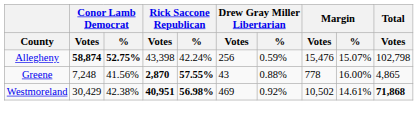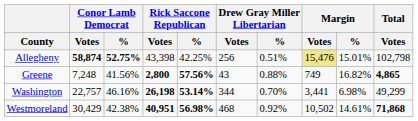(196, 58) 42.24% -> (196, 58) 42.25%
(273, 58) 0.59% -> (273, 58) 0.51%
(319, 58) no background -> (319, 58) khaki background
(355, 58) 15.07% -> (355, 58) 15.01%
(157, 74) 2,870 -> (157, 74) 2,800
(197, 74) 57.55% -> (197, 74) 57.56%
(313, 74) 778 -> (313, 74) 749
(355, 74) 16.00% -> (355, 74) 16.82%
(388, 74) normal -> (388, 74) bold
+ row: (37, 91)
(226, 91) 469 -> (226, 108) 468
